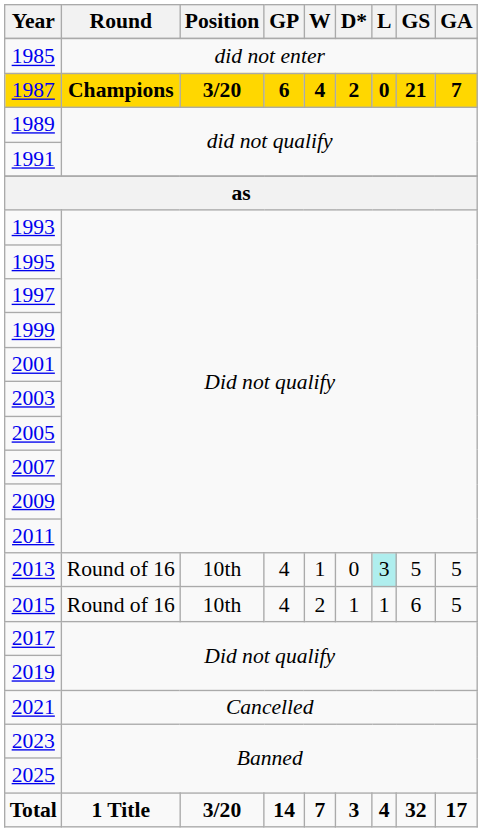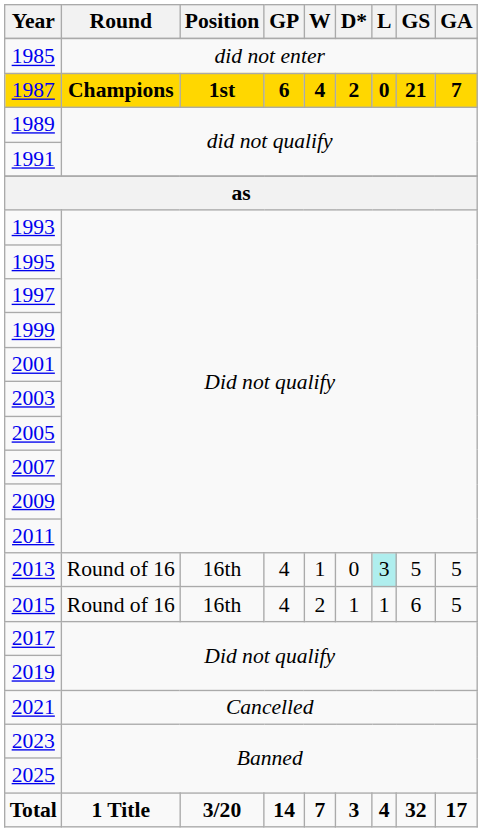(222, 90) 3/20 -> (222, 90) 1st
(222, 569) 10th -> (222, 569) 16th
(222, 603) 10th -> (222, 603) 16th
